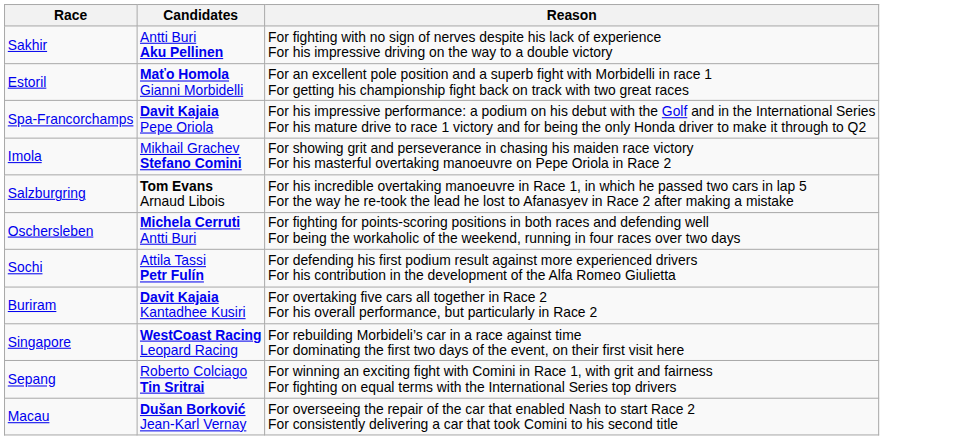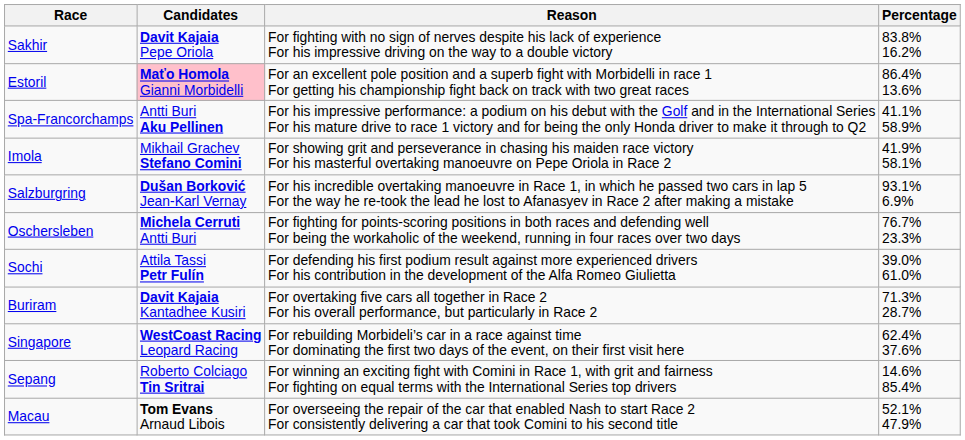+ column: (919, 15)
(182, 45) Antti Buri Aku Pellinen -> (179, 45) Davit Kajaia Pepe Oriola
(192, 82) no background -> (192, 82) pink background
(179, 119) Davit Kajaia Pepe Oriola -> (182, 119) Antti Buri Aku Pellinen
(182, 193) Tom Evans Arnaud Libois -> (193, 193) Dušan Borković Jean-Karl Vernay
(193, 416) Dušan Borković Jean-Karl Vernay -> (182, 416) Tom Evans Arnaud Libois
